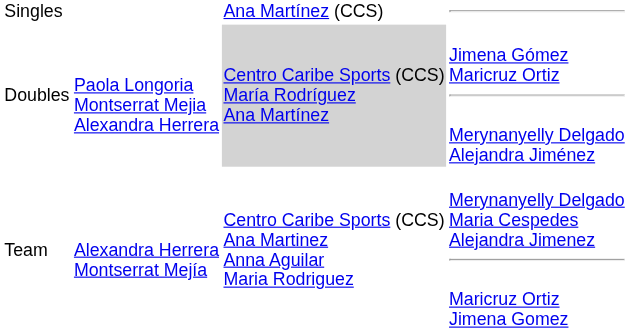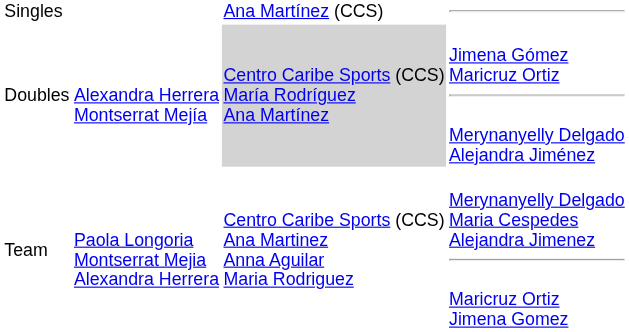(146, 105) Paola Longoria Montserrat Mejia Alexandra Herrera -> (146, 105) Alexandra Herrera Montserrat Mejía
(146, 259) Alexandra Herrera Montserrat Mejía -> (146, 259) Paola Longoria Montserrat Mejia Alexandra Herrera
